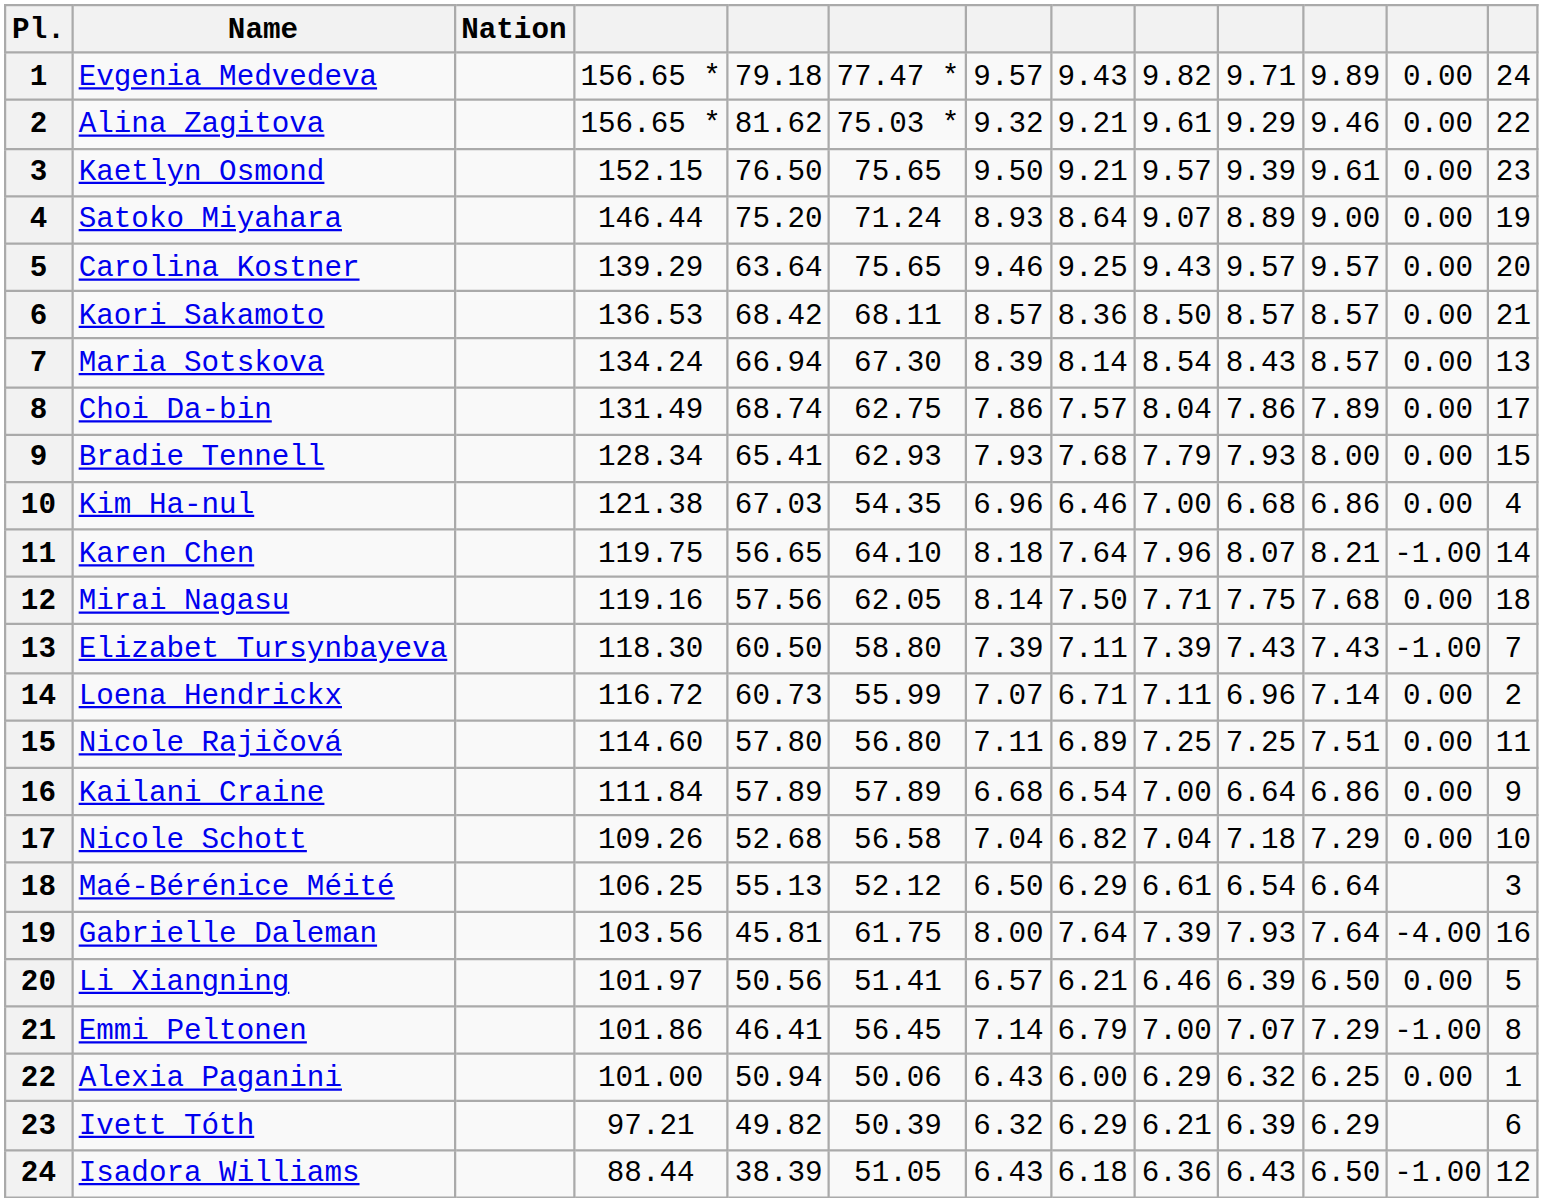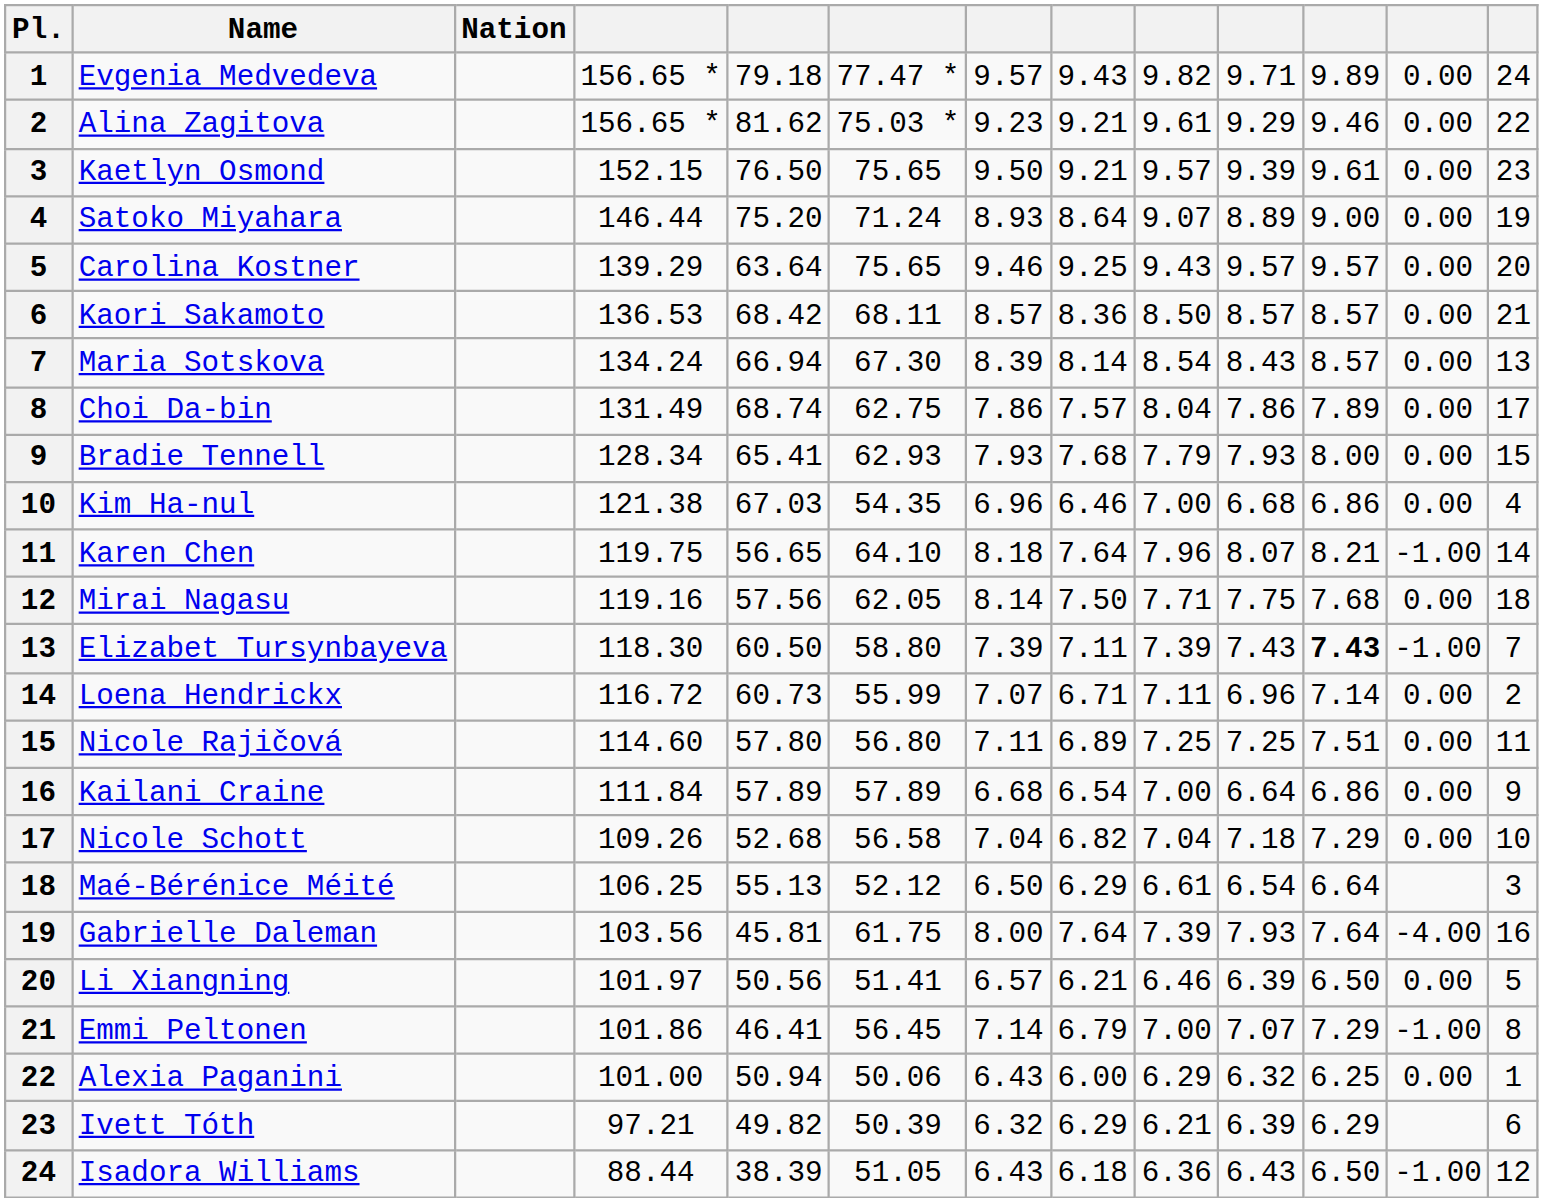(1008, 124) 9.32 -> (1008, 124) 9.23
(1345, 649) normal -> (1345, 649) bold
